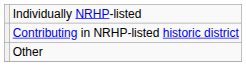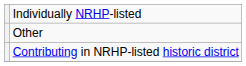rows swapped: (126, 33) <-> (28, 52)
